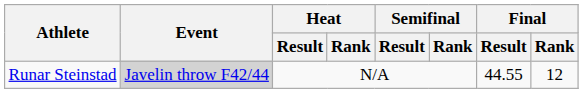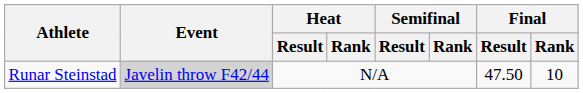(504, 74) 44.55 -> (504, 74) 47.50
(555, 74) 12 -> (555, 74) 10
